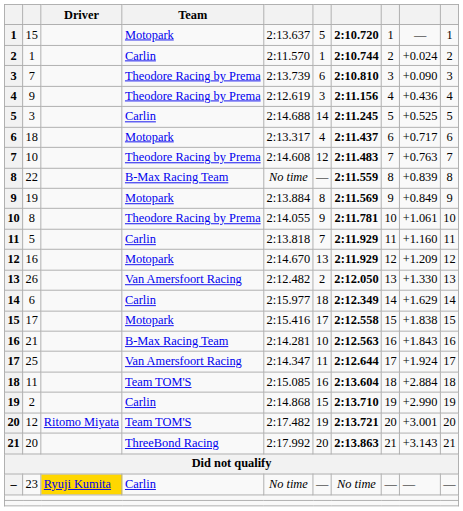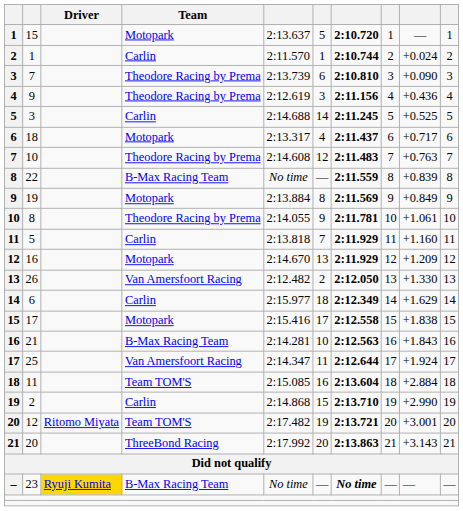(140, 483) Carlin -> (177, 483) B-Max Racing Team
(356, 483) normal -> (356, 483) bold
